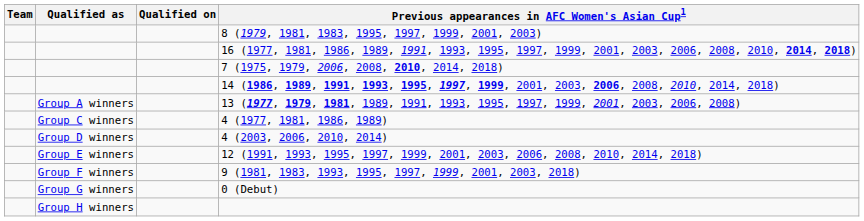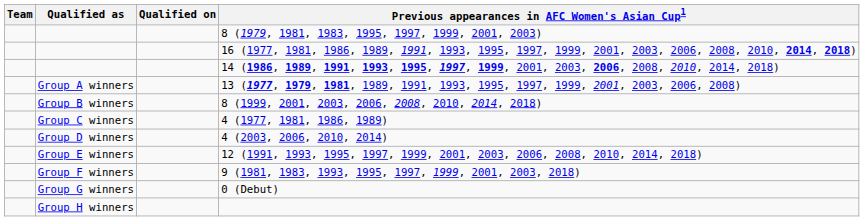- row: (362, 68)
+ row: (382, 103)
